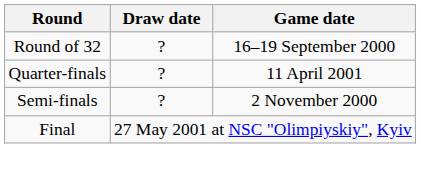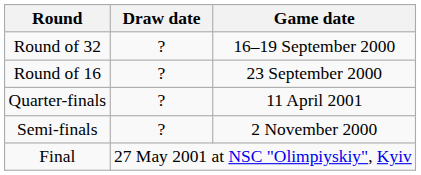+ row: (57, 73)
